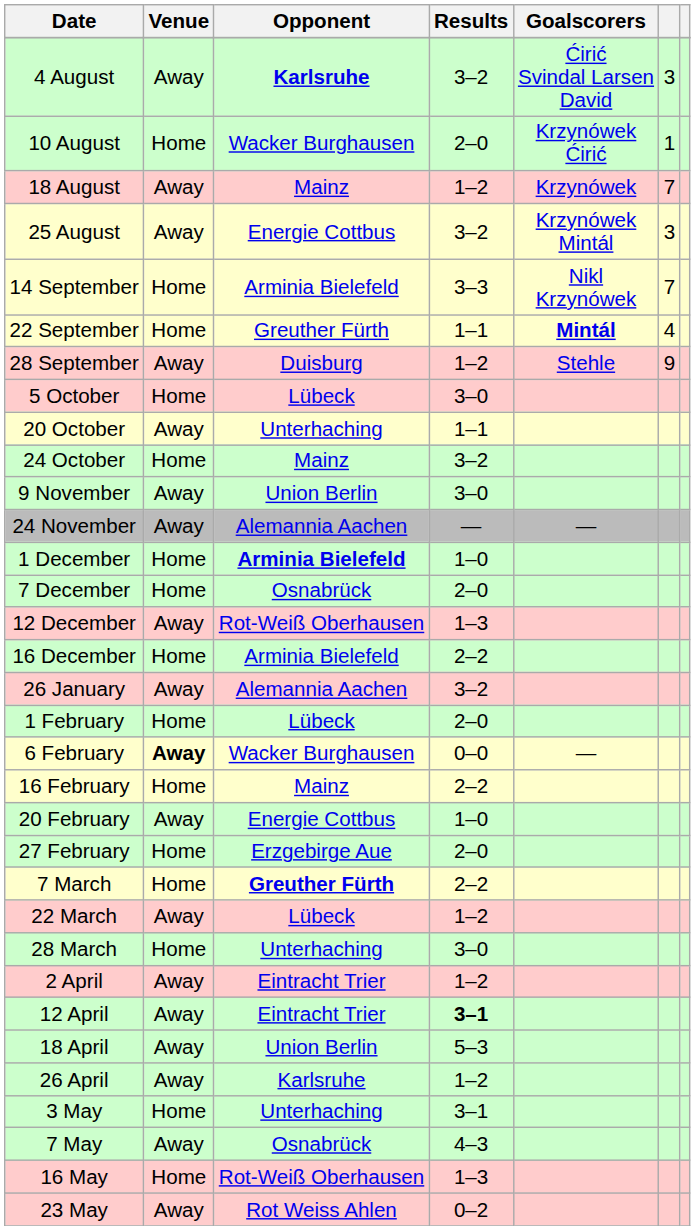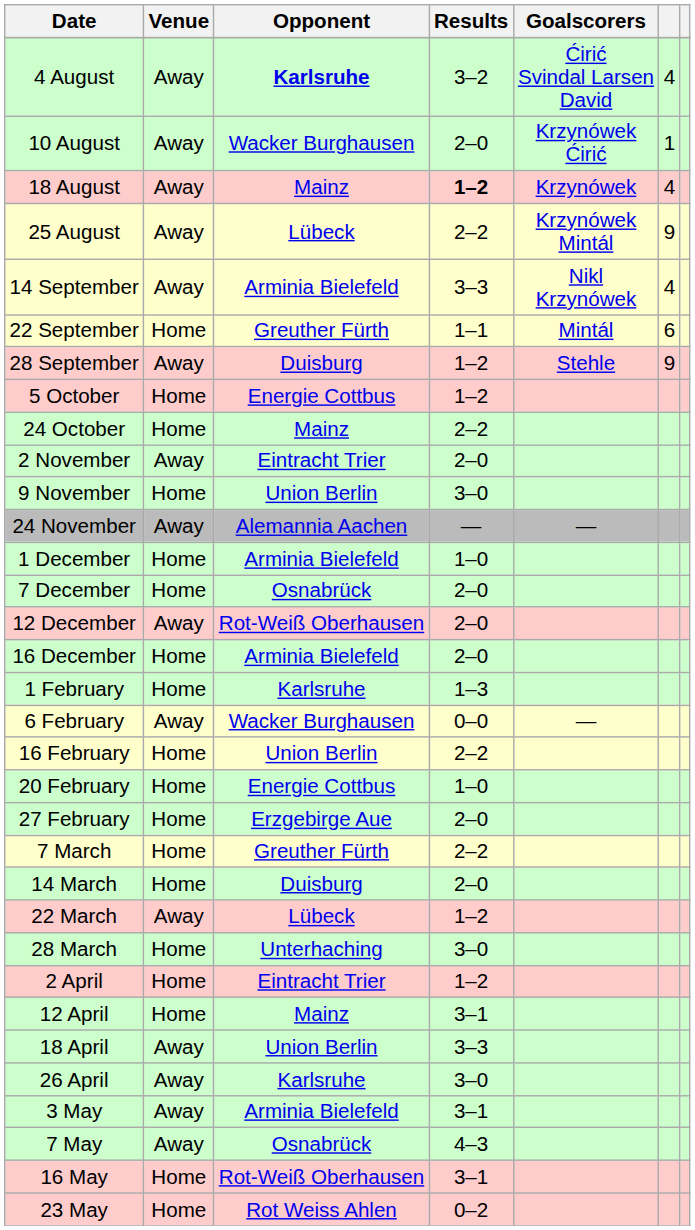(669, 77) 3 -> (669, 77) 4
(179, 144) Home -> (179, 144) Away
(471, 188) normal -> (471, 188) bold
(669, 188) 7 -> (669, 188) 4
(322, 232) Energie Cottbus -> (322, 232) Lübeck
(471, 232) 3–2 -> (471, 232) 2–2
(669, 232) 3 -> (669, 232) 9
(179, 287) Home -> (179, 287) Away
(669, 287) 7 -> (669, 287) 4
(586, 331) bold -> (586, 331) normal
(669, 331) 4 -> (669, 331) 6
(322, 396) Lübeck -> (322, 396) Energie Cottbus
(471, 396) 3–0 -> (471, 396) 1–2
- row: (74, 429)
(471, 461) 3–2 -> (471, 429) 2–2
+ row: (74, 461)
(179, 494) Away -> (179, 494) Home
(322, 559) bold -> (322, 559) normal
(471, 624) 1–3 -> (471, 624) 2–0
(471, 656) 2–2 -> (471, 656) 2–0
- row: (74, 689)
(322, 721) Lübeck -> (322, 689) Karlsruhe
(471, 721) 2–0 -> (471, 689) 1–3
(179, 754) bold -> (179, 721) normal
(322, 786) Mainz -> (322, 754) Union Berlin
(179, 819) Away -> (179, 786) Home
(322, 884) bold -> (322, 851) normal
+ row: (74, 884)
(179, 982) Away -> (179, 982) Home
(179, 1014) Away -> (179, 1014) Home
(322, 1014) Eintracht Trier -> (322, 1014) Mainz
(471, 1014) bold -> (471, 1014) normal
(471, 1047) 5–3 -> (471, 1047) 3–3
(471, 1079) 1–2 -> (471, 1079) 3–0
(179, 1112) Home -> (179, 1112) Away
(322, 1112) Unterhaching -> (322, 1112) Arminia Bielefeld
(471, 1177) 1–3 -> (471, 1177) 3–1
(179, 1209) Away -> (179, 1209) Home
